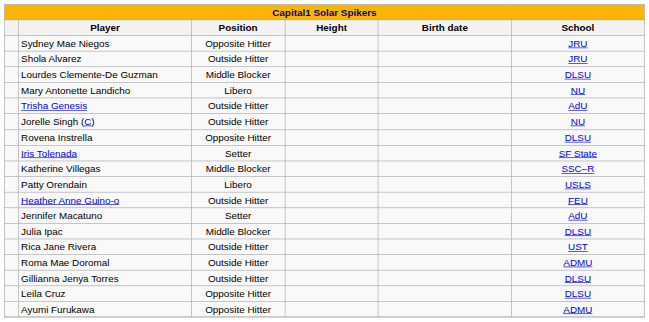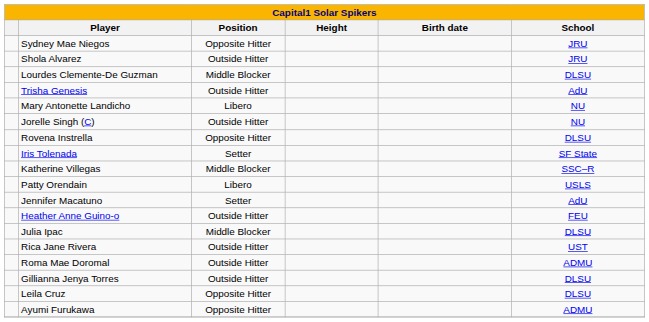rows swapped: (54, 106) <-> (76, 91)
rows swapped: (62, 216) <-> (70, 200)
